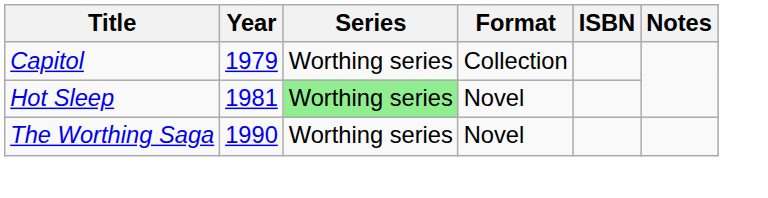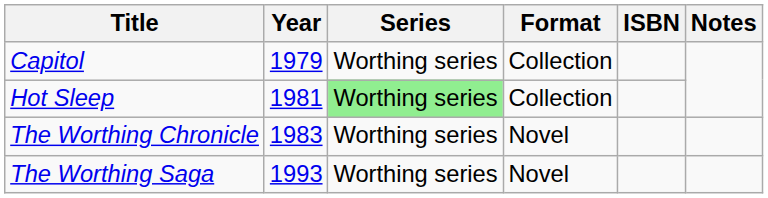(494, 98) Novel -> (560, 98) Collection
+ row: (135, 135)
(251, 135) 1990 -> (296, 173) 1993
